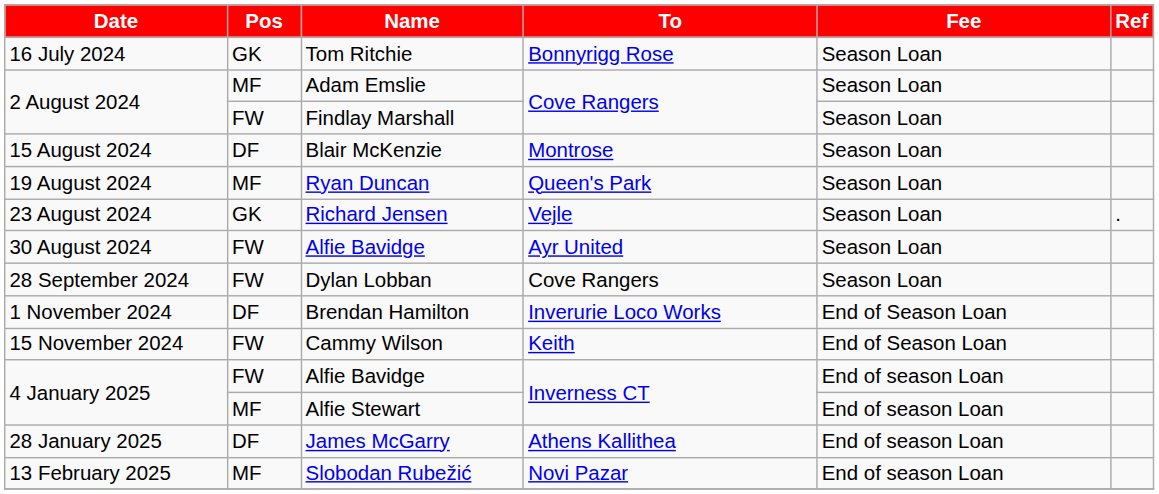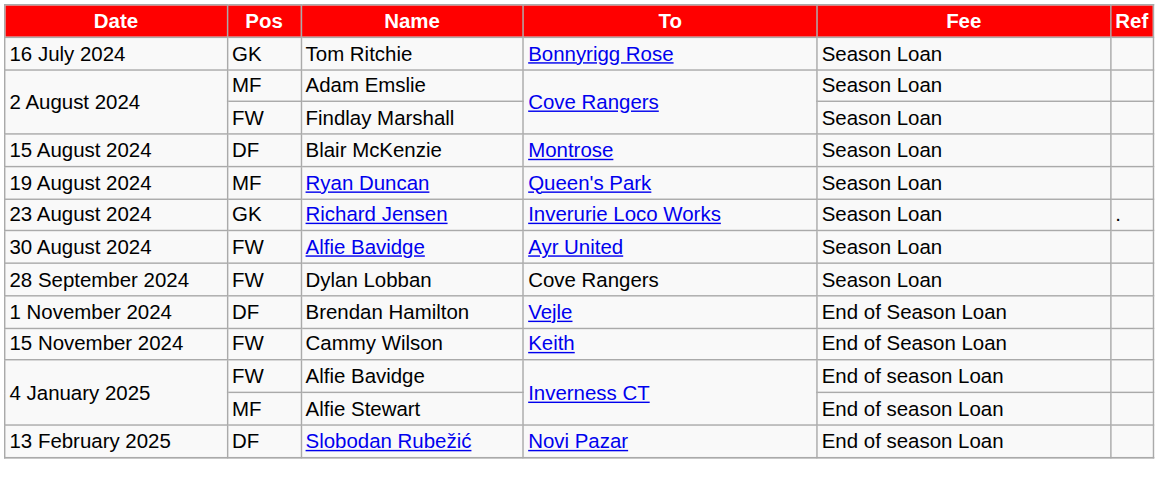(550, 215) Vejle -> (625, 215) Inverurie Loco Works
(625, 312) Inverurie Loco Works -> (550, 312) Vejle
- row: (86, 441)
(247, 474) MF -> (246, 441) DF
